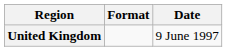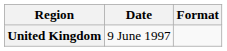columns swapped: (187, 14) <-> (128, 14)
